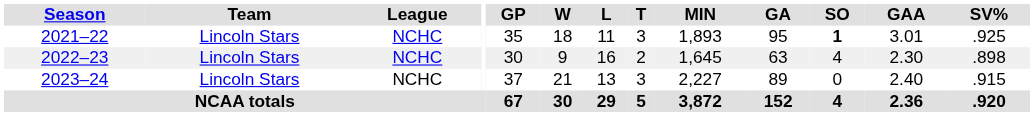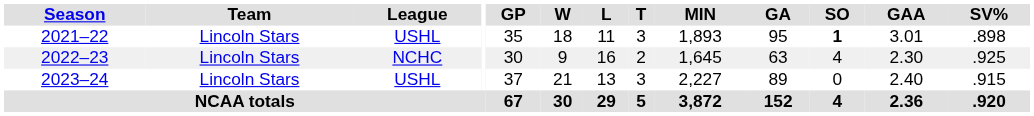(417, 36) NCHC -> (417, 36) USHL
(989, 36) .925 -> (989, 36) .898
(989, 57) .898 -> (989, 57) .925
(417, 79) NCHC -> (417, 79) USHL
